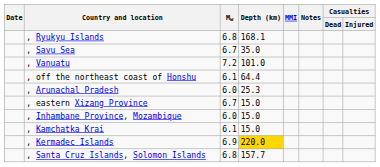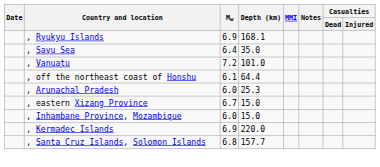(230, 37) 6.8 -> (230, 37) 6.9
(230, 50) 6.7 -> (230, 50) 6.4
- row: (65, 129)
(253, 142) gold background -> (253, 129) no background
